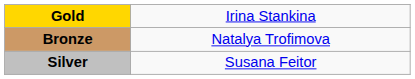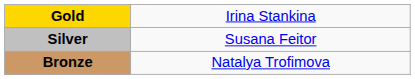rows swapped: (68, 62) <-> (68, 39)
